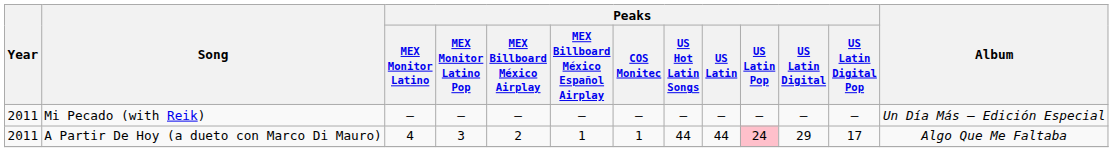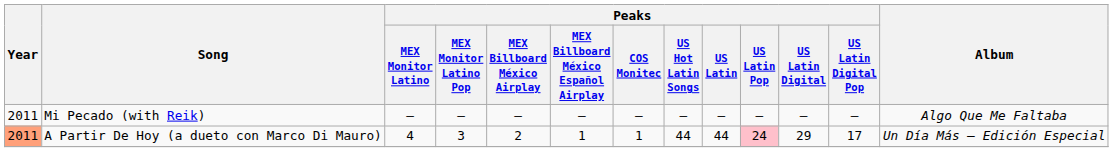(994, 115) Un Día Más – Edición Especial -> (994, 115) Algo Que Me Faltaba
(23, 136) no background -> (23, 136) lightsalmon background
(994, 136) Algo Que Me Faltaba -> (994, 136) Un Día Más – Edición Especial
